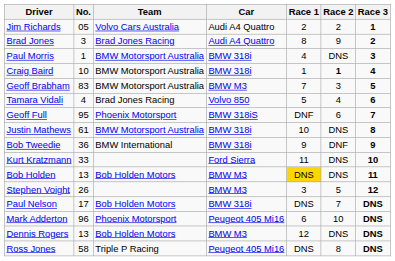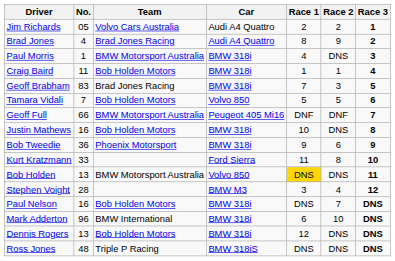(83, 42) 3 -> (83, 42) 4
(83, 71) 10 -> (83, 71) 11
(150, 71) BMW Motorsport Australia -> (135, 71) Bob Holden Motors
(338, 71) bold -> (338, 71) normal
(150, 86) BMW Motorsport Australia -> (135, 86) Brad Jones Racing
(228, 86) BMW M3 -> (230, 86) BMW 318i
(83, 101) 4 -> (83, 101) 7
(135, 101) Brad Jones Racing -> (135, 101) Bob Holden Motors
(338, 101) 4 -> (338, 101) 5
(83, 116) 95 -> (83, 116) 66
(136, 116) Phoenix Motorsport -> (150, 116) BMW Motorsport Australia
(233, 116) BMW 318iS -> (246, 116) Peugeot 405 Mi16
(338, 116) 6 -> (338, 116) DNF
(83, 130) 61 -> (83, 130) 16
(150, 130) BMW Motorsport Australia -> (135, 130) Bob Holden Motors
(134, 145) BMW International -> (136, 145) Phoenix Motorsport
(338, 145) DNF -> (338, 145) 6
(338, 160) DNS -> (338, 160) 8
(135, 175) Bob Holden Motors -> (150, 175) BMW Motorsport Australia
(228, 175) BMW M3 -> (229, 175) Volvo 850
(83, 190) 26 -> (83, 190) 28
(338, 190) 5 -> (338, 190) 4
(83, 204) 17 -> (83, 204) 16
(136, 219) Phoenix Motorsport -> (134, 219) BMW International
(246, 219) Peugeot 405 Mi16 -> (230, 219) BMW 318i
(228, 234) BMW M3 -> (230, 234) BMW 318i
(83, 249) 58 -> (83, 249) 48
(246, 249) Peugeot 405 Mi16 -> (233, 249) BMW 318iS
(338, 249) 8 -> (338, 249) DNS
